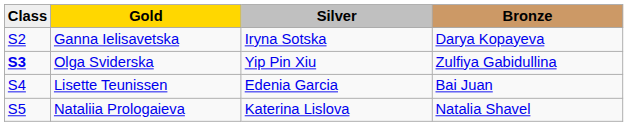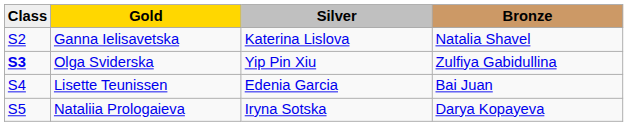(286, 39) Iryna Sotska -> (297, 39) Katerina Lislova
(490, 39) Darya Kopayeva -> (483, 39) Natalia Shavel
(297, 109) Katerina Lislova -> (286, 109) Iryna Sotska
(483, 109) Natalia Shavel -> (490, 109) Darya Kopayeva
